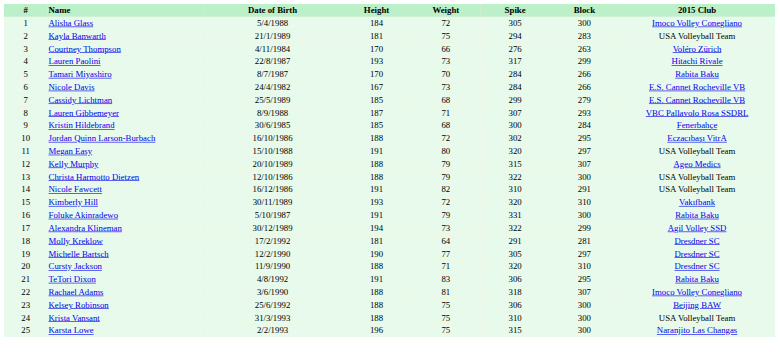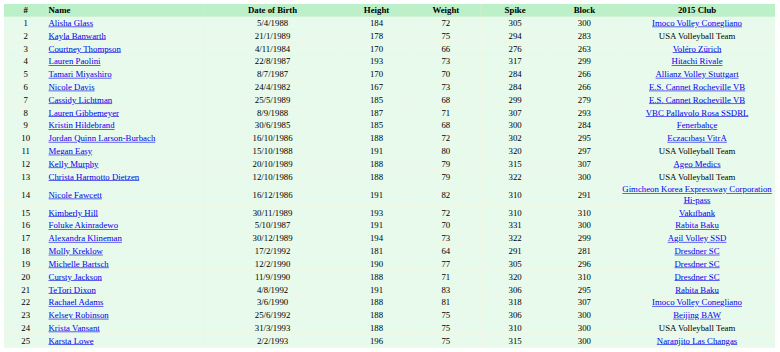(377, 36) 181 -> (377, 36) 178
(697, 74) Rabita Baku -> (697, 74) Allianz Volley Stuttgart
(697, 189) USA Volleyball Team -> (697, 195) Gimcheon Korea Expressway Corporation Hi-pass
(515, 202) 320 -> (515, 213) 310
(446, 215) 79 -> (446, 225) 70
(584, 253) 297 -> (584, 264) 296
